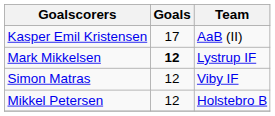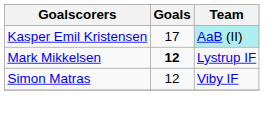(220, 36) no background -> (220, 36) paleturquoise background
- row: (55, 100)
